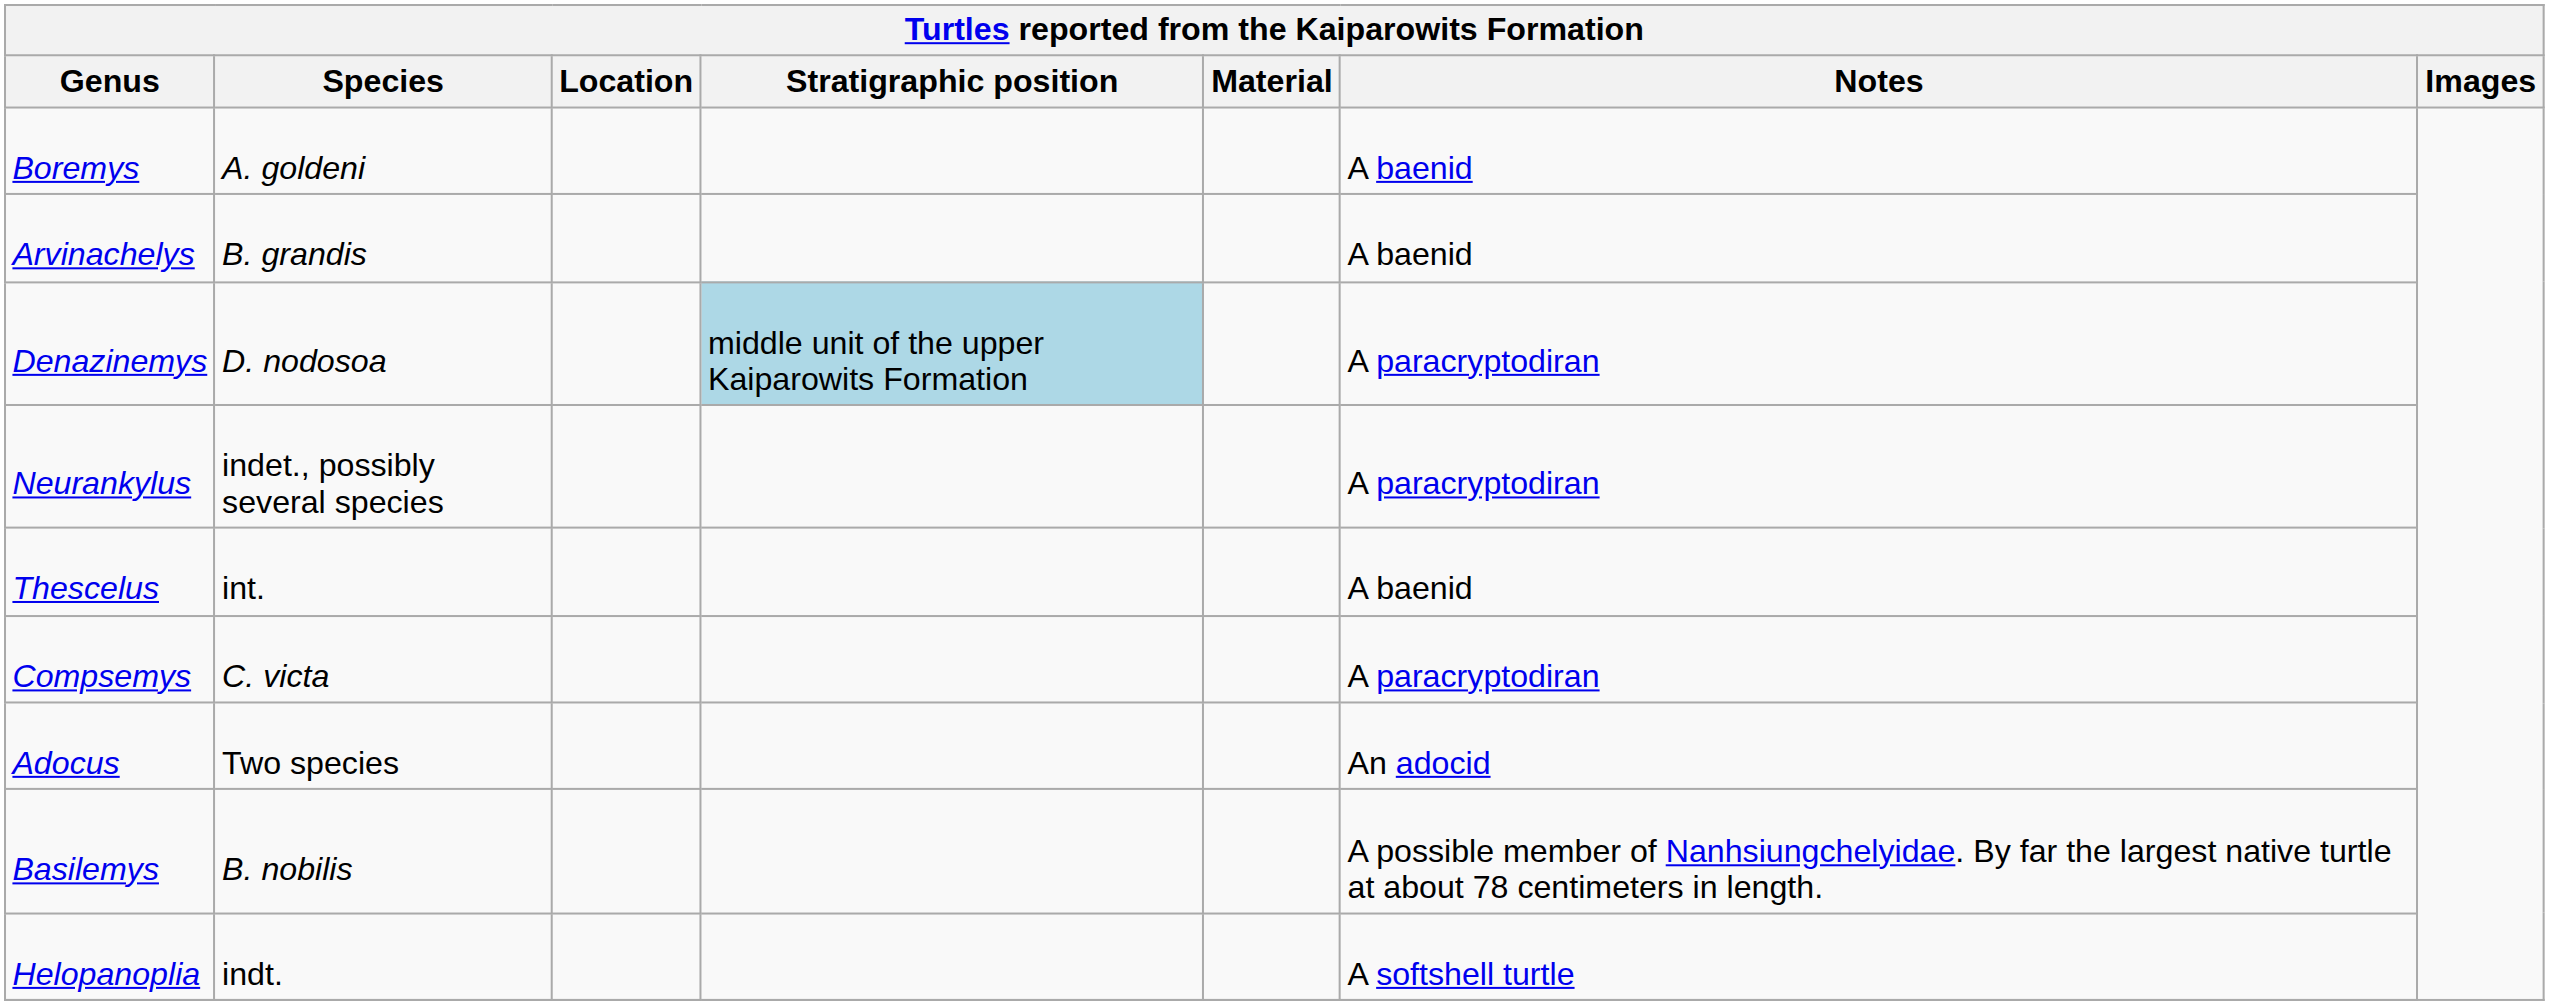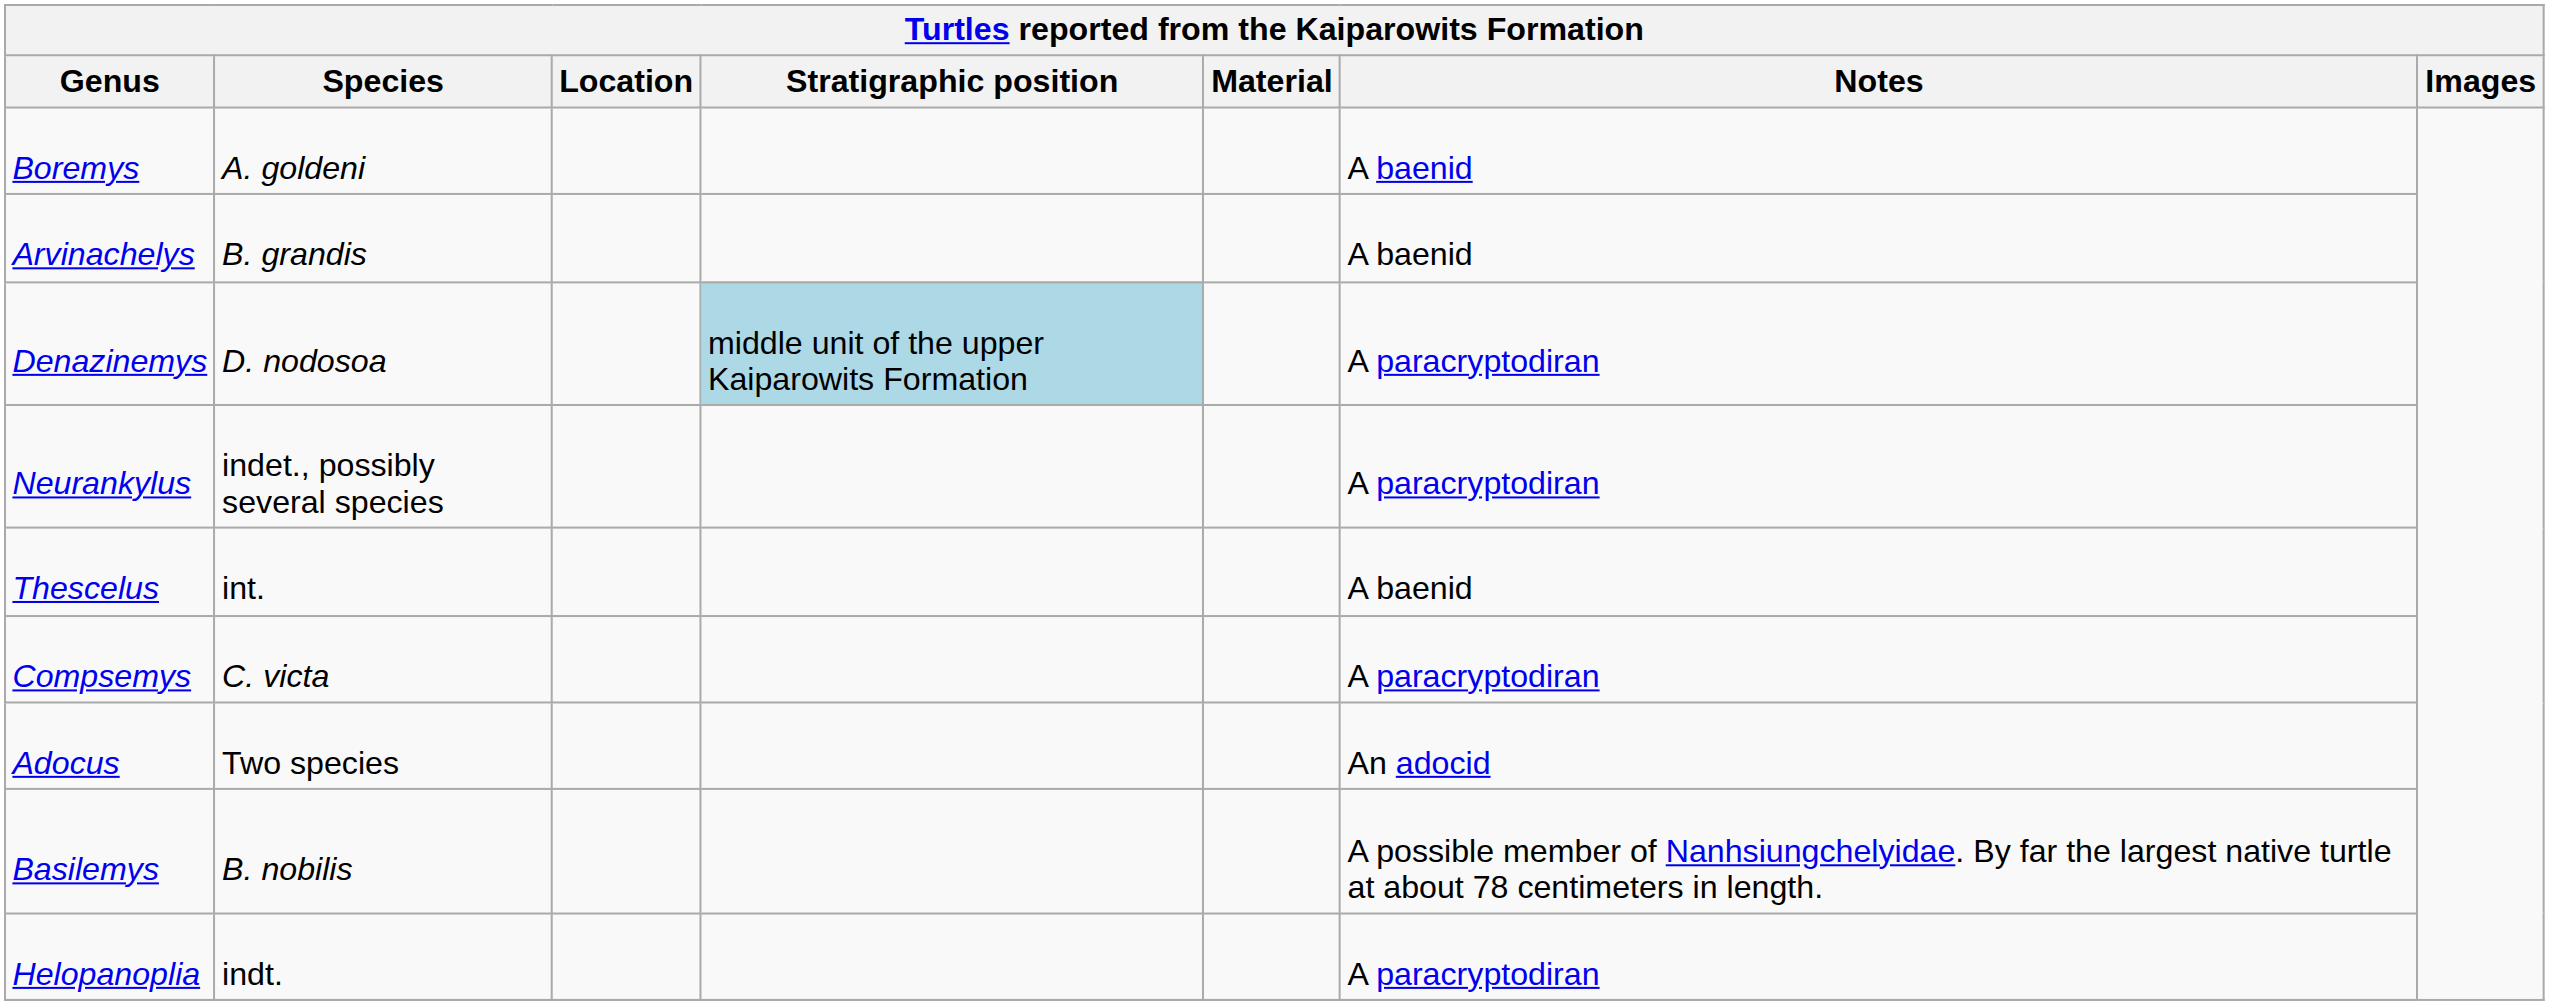(1461, 974) A softshell turtle -> (1474, 974) A paracryptodiran
